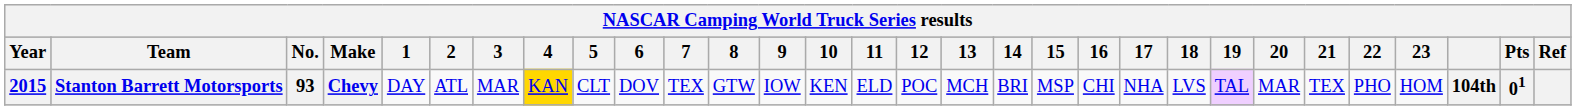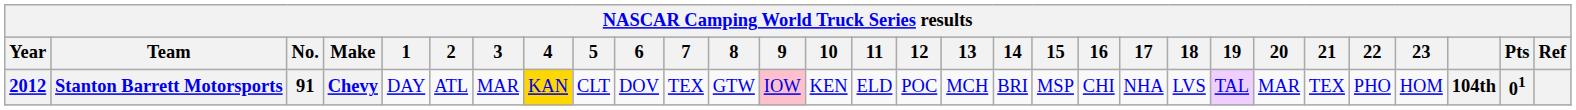(28, 86) 2015 -> (28, 86) 2012
(305, 86) 93 -> (305, 86) 91
(782, 86) no background -> (782, 86) pink background
